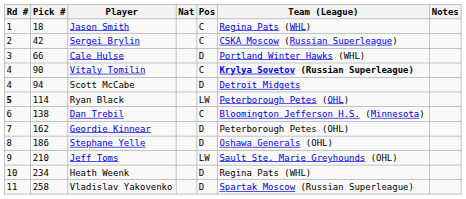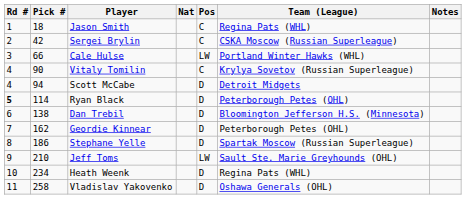(201, 56) D -> (204, 56) LW
(317, 70) bold -> (317, 70) normal
(204, 99) LW -> (201, 99) D
(201, 114) C -> (201, 114) D
(276, 143) Oshawa Generals (OHL) -> (317, 143) Spartak Moscow (Russian Superleague)
(317, 187) Spartak Moscow (Russian Superleague) -> (276, 187) Oshawa Generals (OHL)
